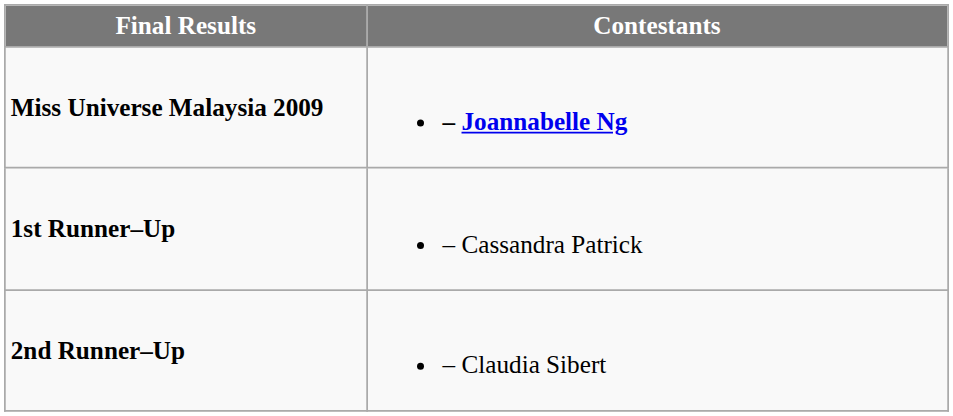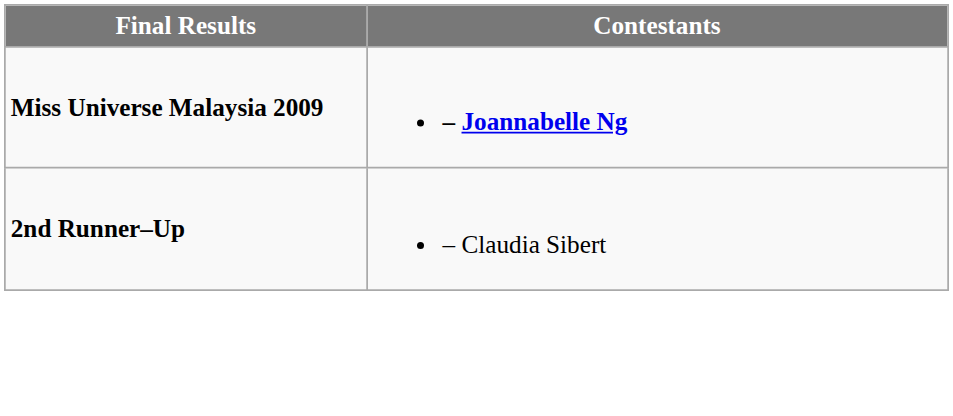- row: (93, 228)
